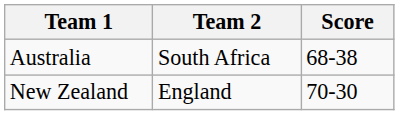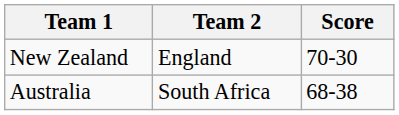rows swapped: (50, 57) <-> (69, 92)
